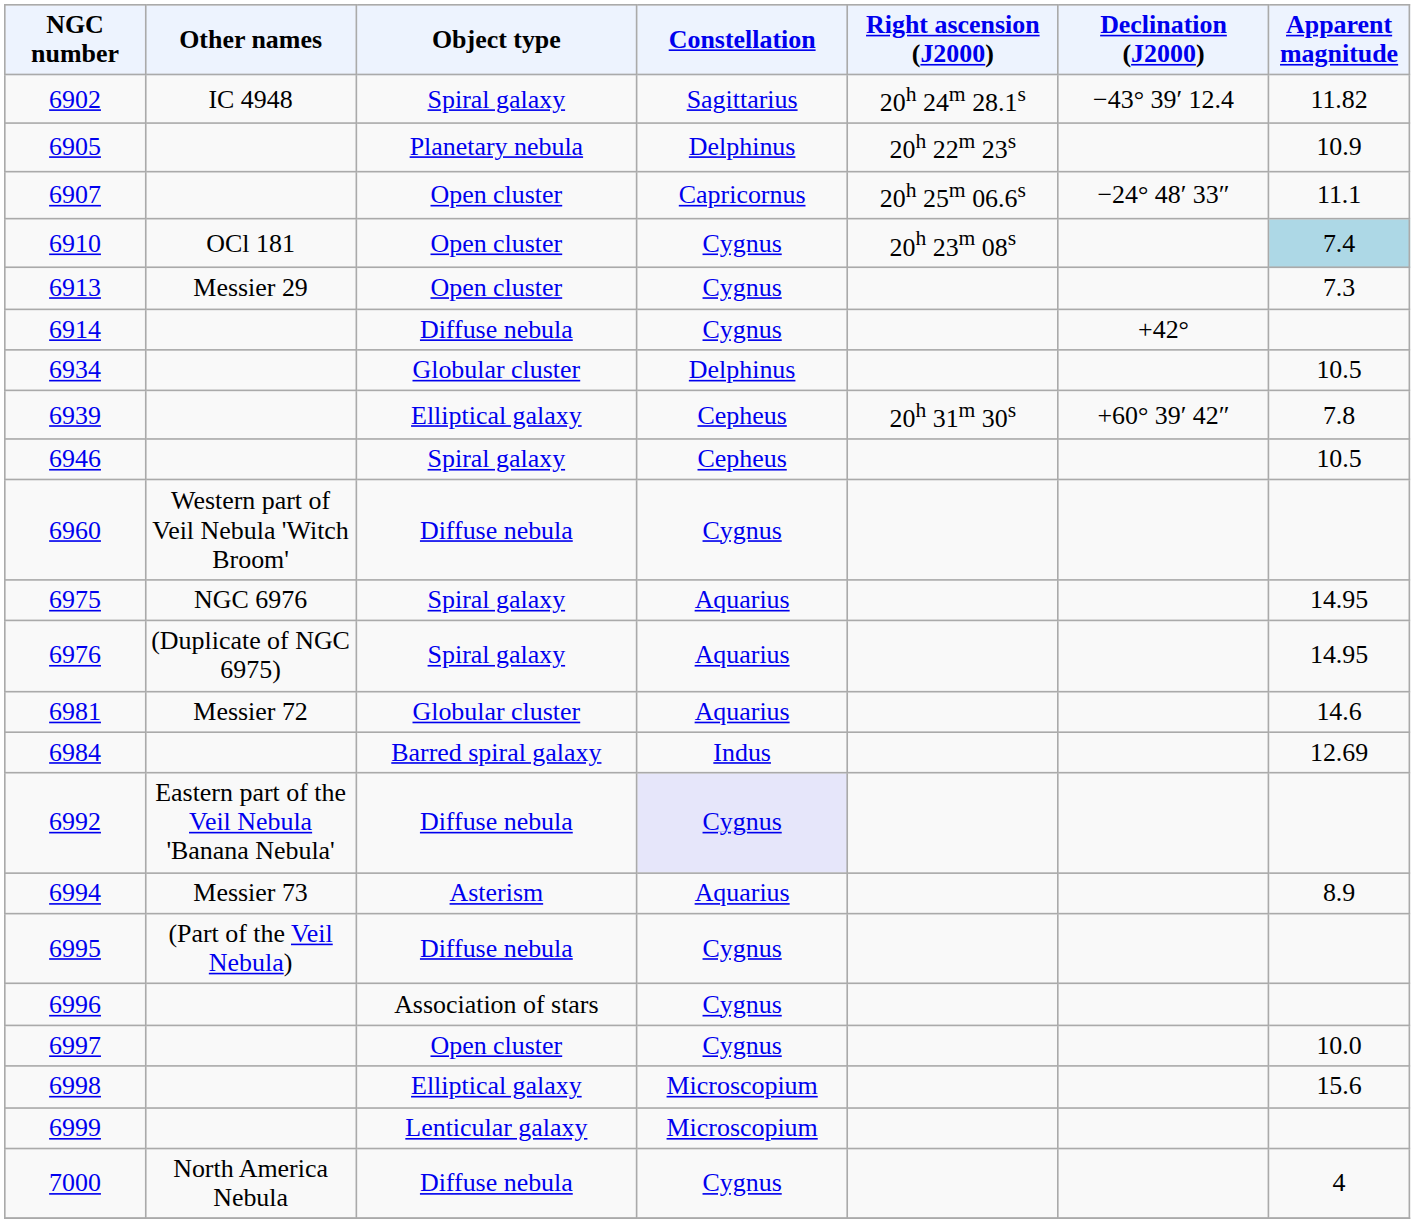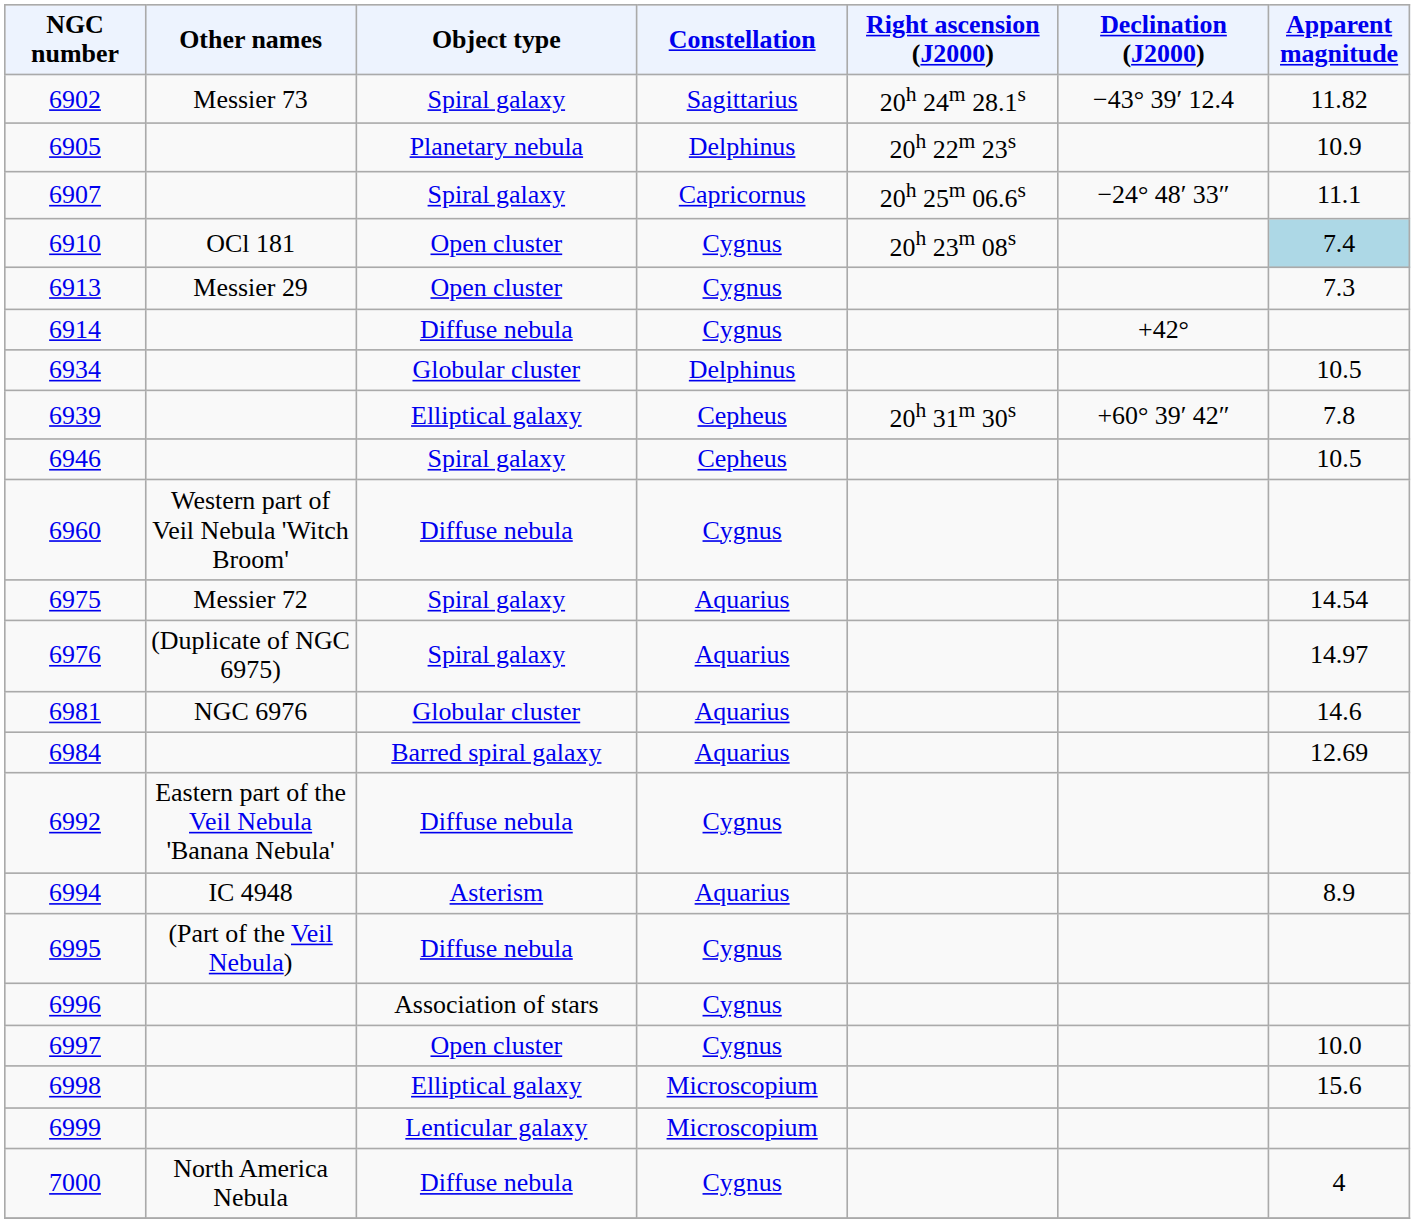(251, 98) IC 4948 -> (251, 98) Messier 73
(496, 195) Open cluster -> (496, 195) Spiral galaxy
(251, 599) NGC 6976 -> (251, 599) Messier 72
(1339, 599) 14.95 -> (1339, 599) 14.54
(1339, 655) 14.95 -> (1339, 655) 14.97
(251, 711) Messier 72 -> (251, 711) NGC 6976
(742, 752) Indus -> (742, 752) Aquarius
(742, 822) lavender background -> (742, 822) no background
(251, 892) Messier 73 -> (251, 892) IC 4948
